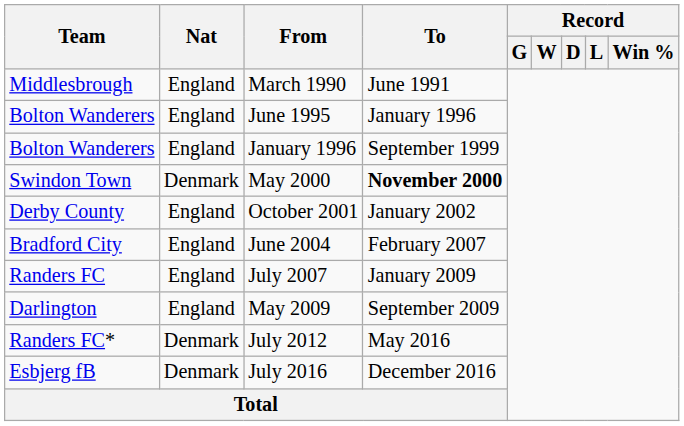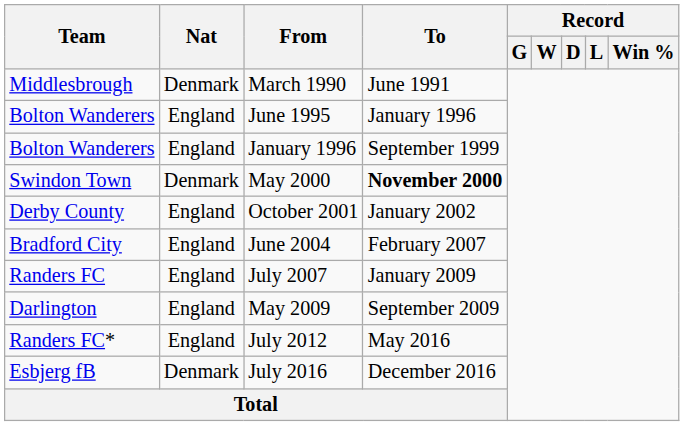(201, 84) England -> (201, 84) Denmark
(201, 340) Denmark -> (201, 340) England
